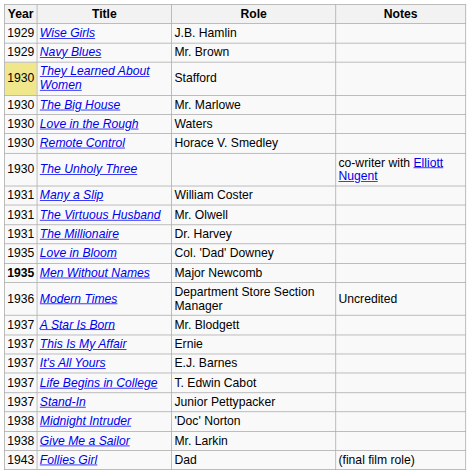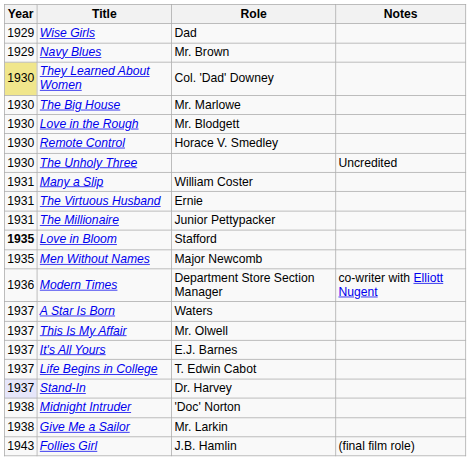(206, 33) J.B. Hamlin -> (186, 33) Dad
(196, 78) Stafford -> (224, 78) Col. 'Dad' Downey
(194, 124) Waters -> (207, 124) Mr. Blodgett
(391, 169) co-writer with Elliott Nugent -> (368, 162) Uncredited
(201, 215) Mr. Olwell -> (189, 201) Ernie
(203, 234) Dr. Harvey -> (225, 220) Junior Pettypacker
(21, 253) normal -> (21, 239) bold
(224, 253) Col. 'Dad' Downey -> (196, 239) Stafford
(21, 272) bold -> (21, 259) normal
(368, 299) Uncredited -> (391, 285) co-writer with Elliott Nugent
(207, 325) Mr. Blodgett -> (194, 311) Waters
(189, 344) Ernie -> (201, 330) Mr. Olwell
(21, 402) no background -> (21, 388) lavender background
(225, 402) Junior Pettypacker -> (203, 388) Dr. Harvey
(186, 460) Dad -> (206, 446) J.B. Hamlin
